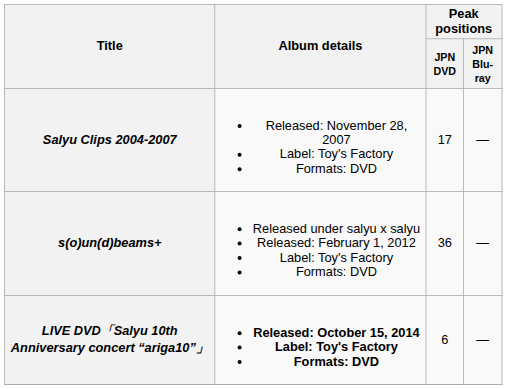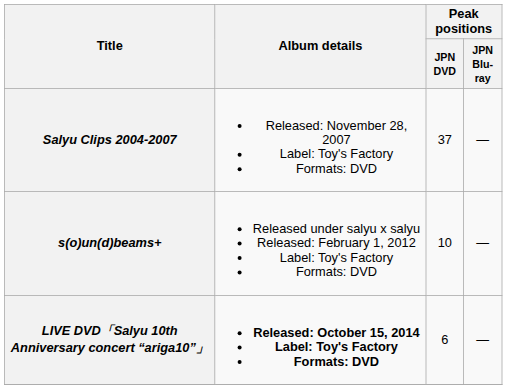(445, 140) 17 -> (445, 140) 37
(445, 243) 36 -> (445, 243) 10
